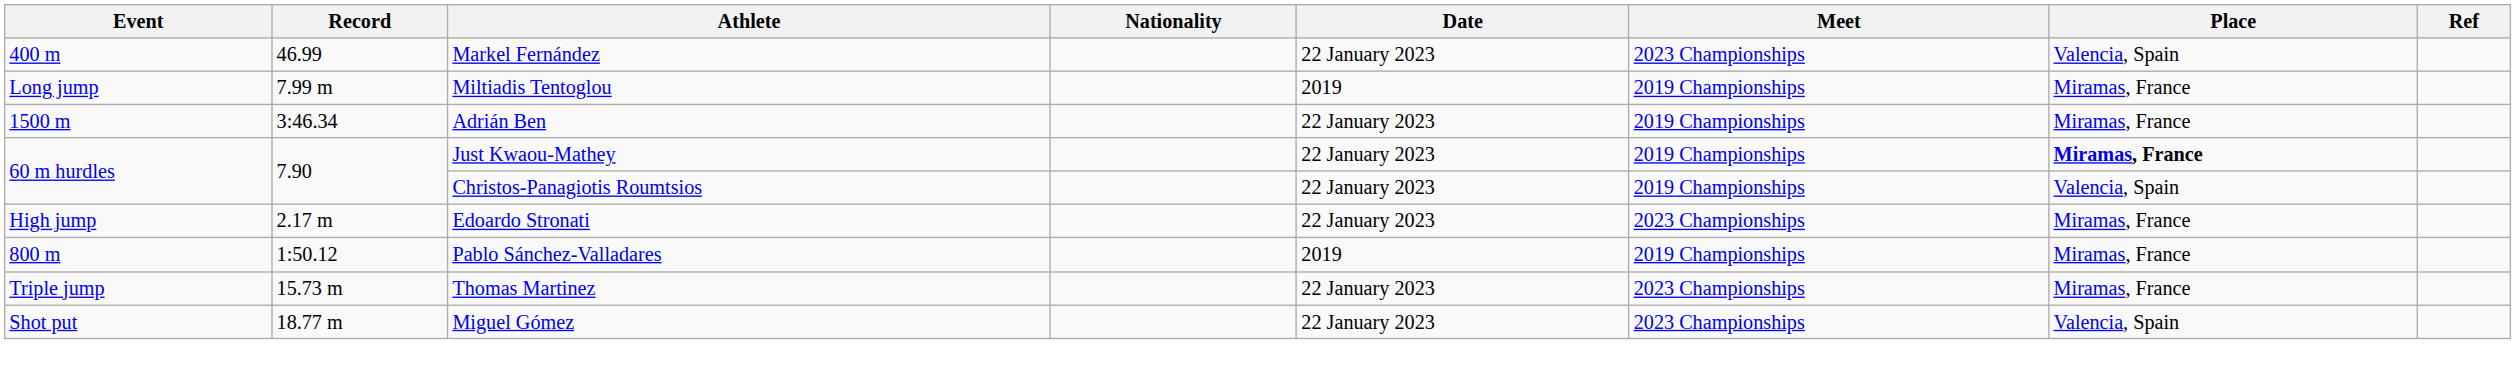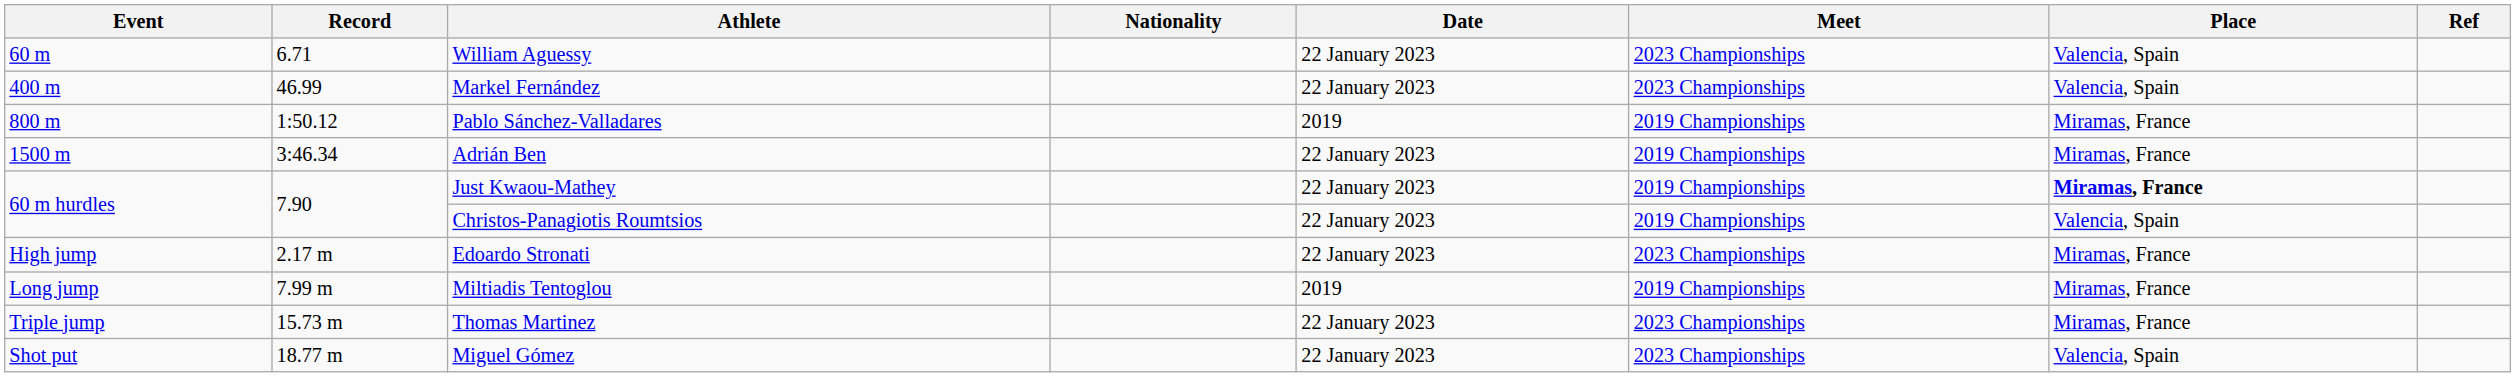+ row: (522, 54)
rows swapped: (557, 254) <-> (532, 88)
